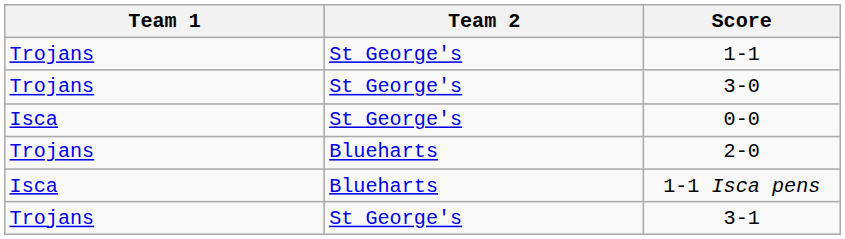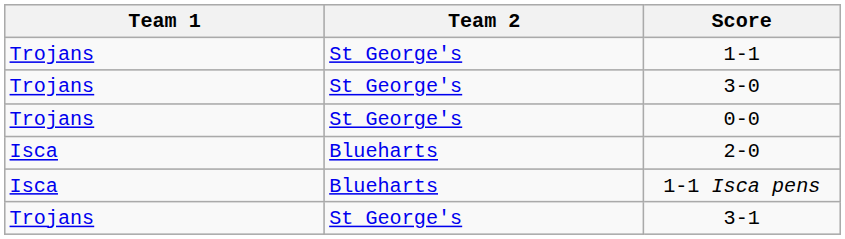(34, 120) Isca -> (52, 120) Trojans
(52, 153) Trojans -> (34, 153) Isca
